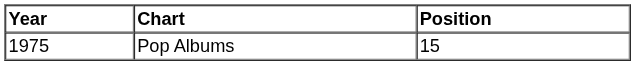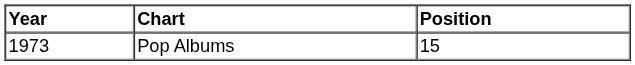(29, 46) 1975 -> (29, 46) 1973
